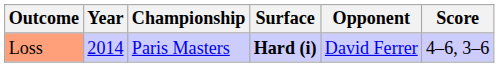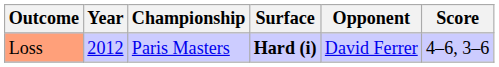(105, 47) 2014 -> (105, 47) 2012
